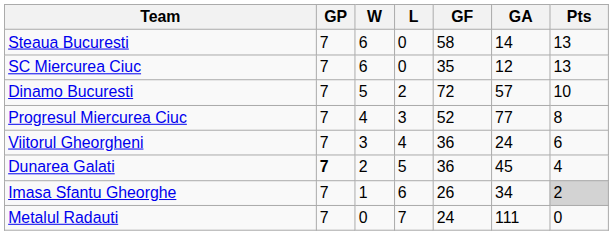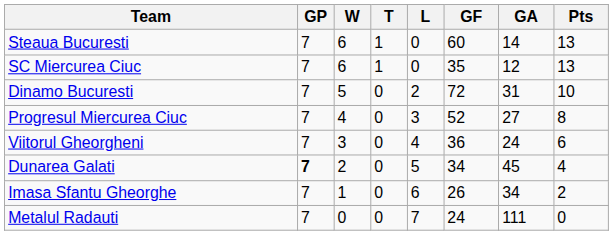+ column: (389, 17)
(445, 42) 58 -> (456, 42) 60
(504, 92) 57 -> (511, 92) 31
(504, 117) 77 -> (511, 117) 27
(445, 167) 36 -> (456, 167) 34
(558, 192) lightgrey background -> (562, 192) no background
